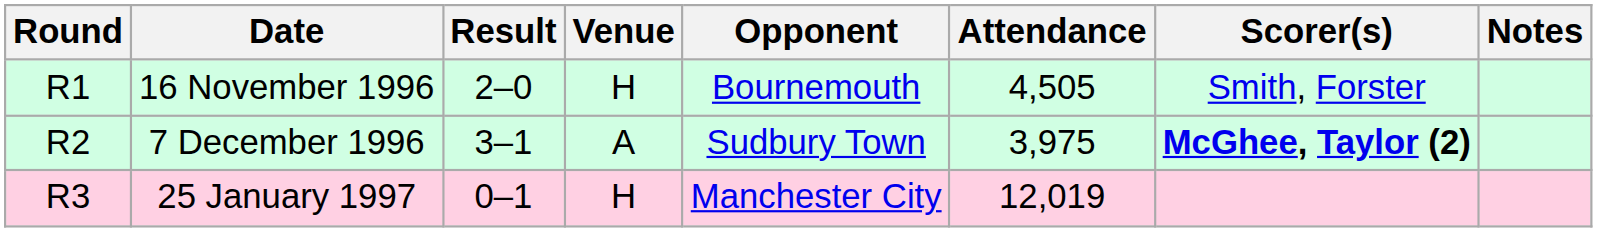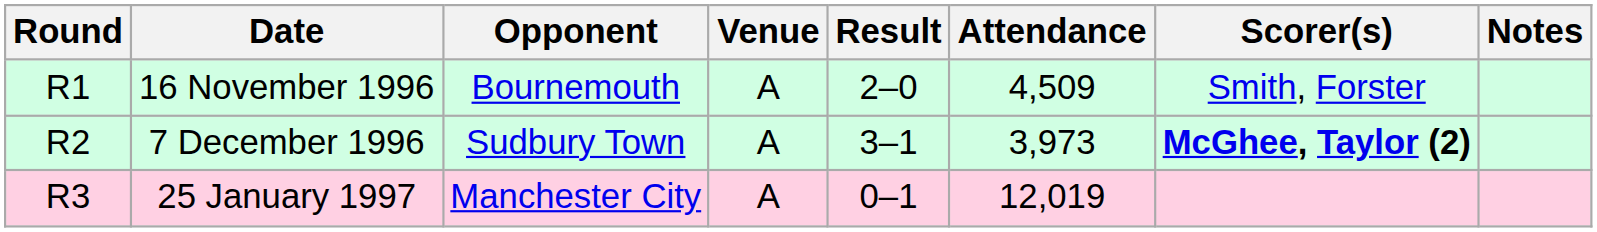columns swapped: (816, 32) <-> (503, 32)
(624, 87) H -> (768, 87) A
(1052, 87) 4,505 -> (1052, 87) 4,509
(1052, 142) 3,975 -> (1052, 142) 3,973
(624, 197) H -> (768, 197) A
